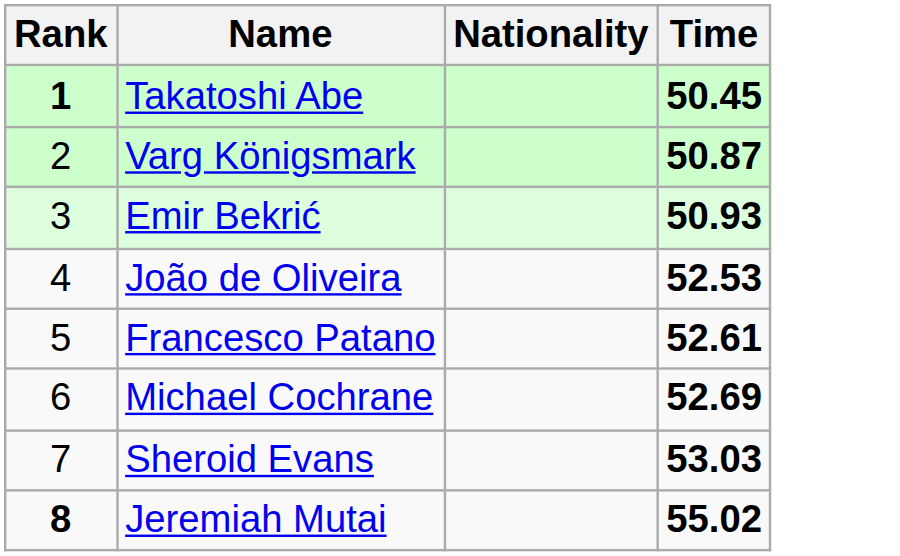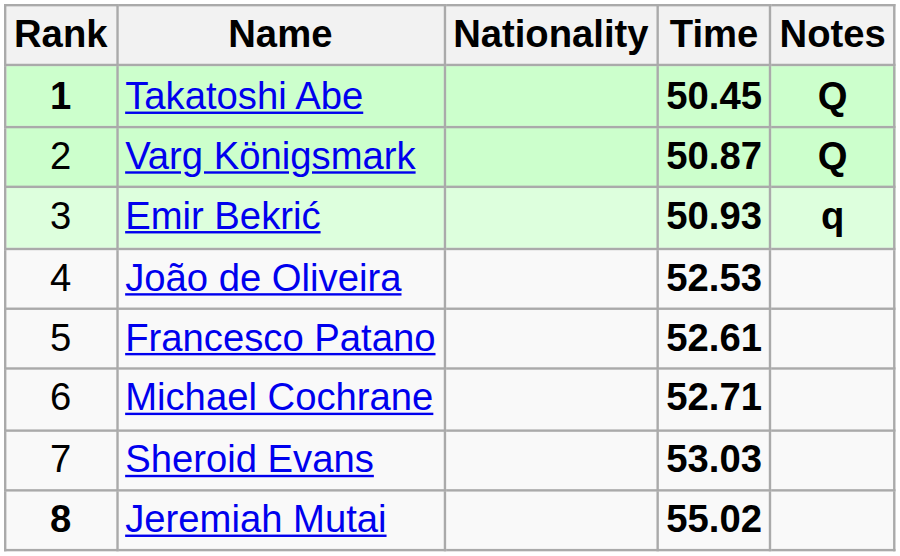+ column: (833, 34)
(714, 398) 52.69 -> (714, 398) 52.71
